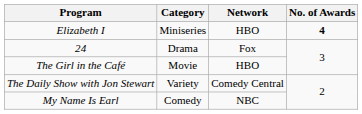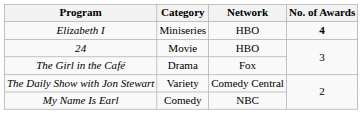(183, 48) Drama -> (183, 48) Movie
(248, 48) Fox -> (248, 48) HBO
(183, 65) Movie -> (183, 65) Drama
(248, 65) HBO -> (248, 65) Fox
